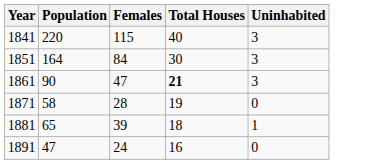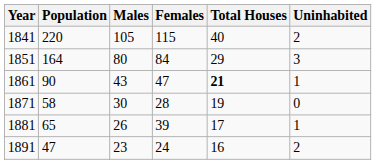+ column: (131, 15)
(255, 37) 3 -> (297, 37) 2
(175, 59) 30 -> (217, 59) 29
(255, 81) 3 -> (297, 81) 1
(175, 125) 18 -> (217, 125) 17
(255, 147) 0 -> (297, 147) 2
